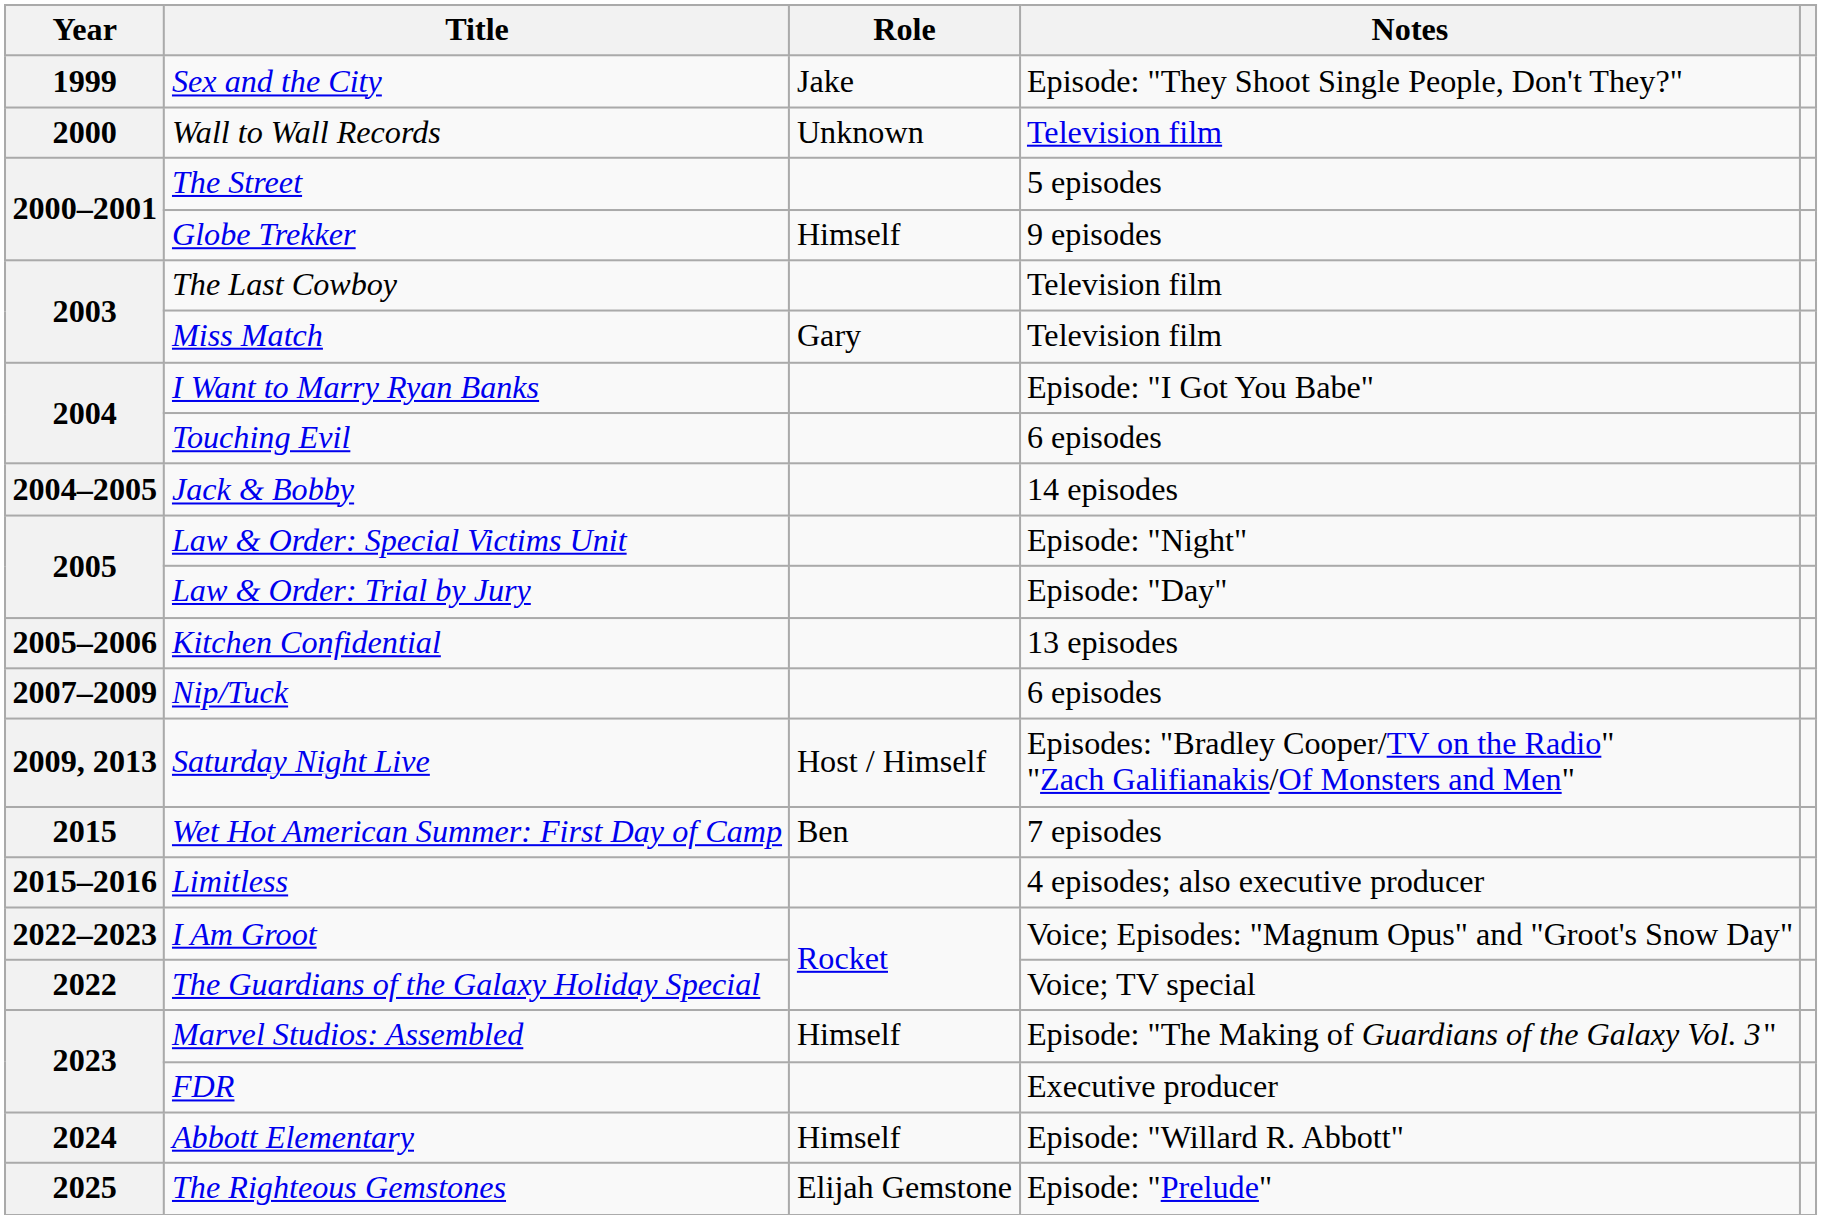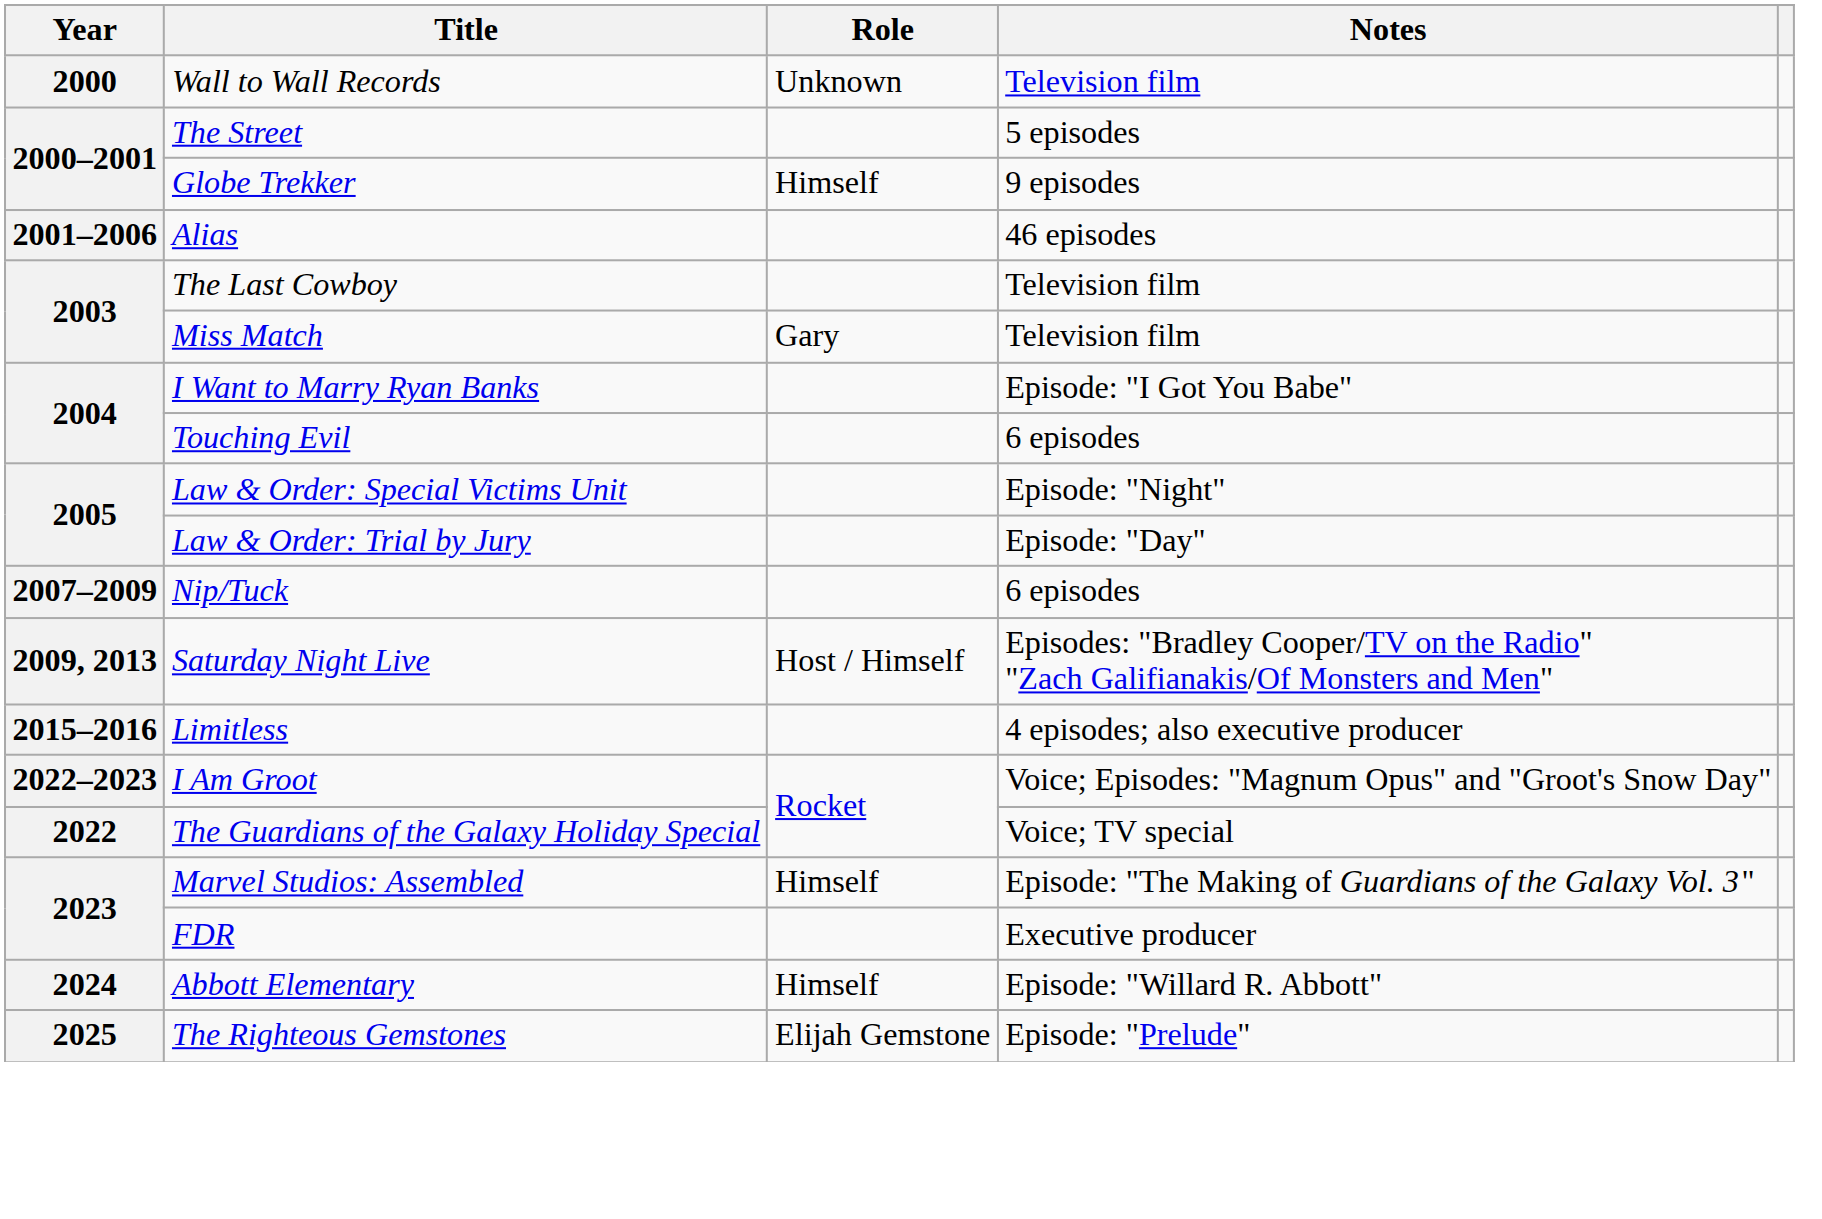- row: (277, 81)
+ row: (205, 234)
- row: (263, 489)
- row: (306, 642)
- row: (477, 831)
